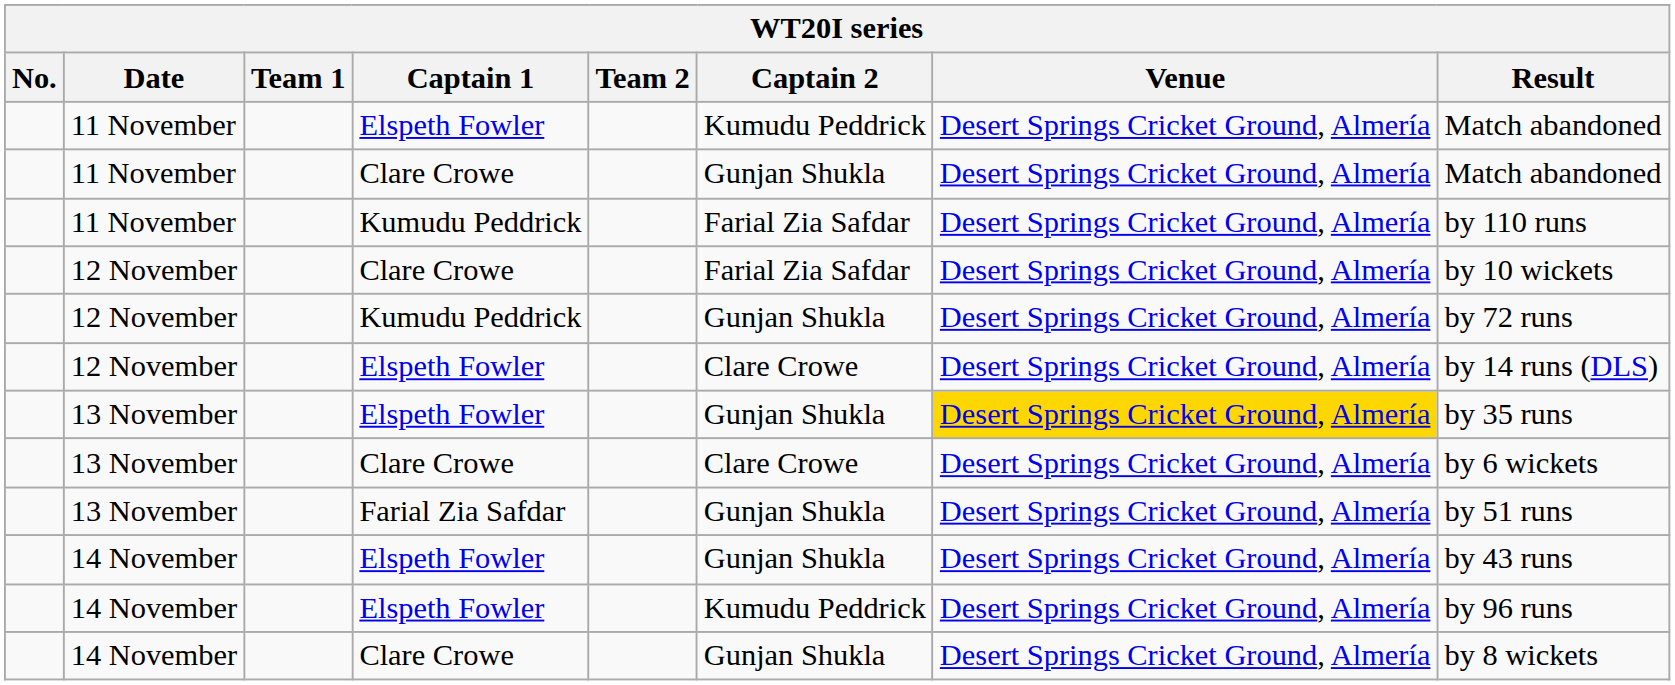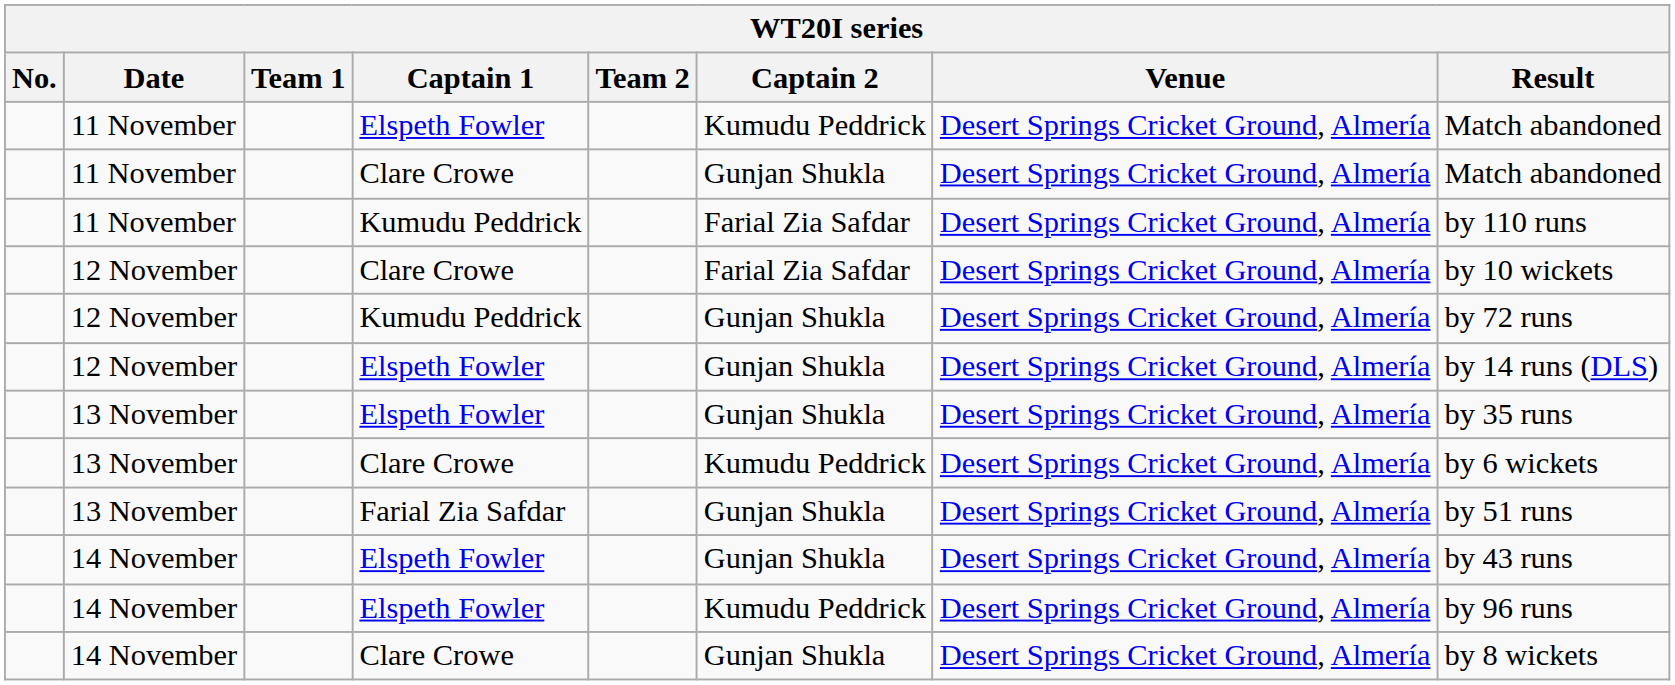(781, 366) Clare Crowe -> (795, 366) Gunjan Shukla
(1185, 414) gold background -> (1185, 414) no background
(781, 462) Clare Crowe -> (815, 462) Kumudu Peddrick
